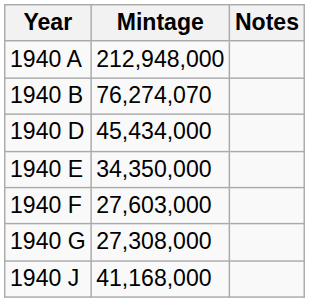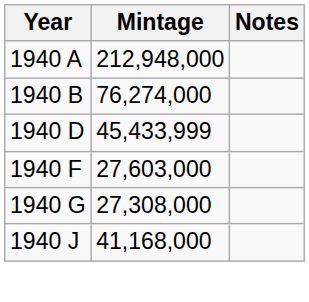(154, 95) 76,274,070 -> (154, 95) 76,274,000
(154, 132) 45,434,000 -> (154, 132) 45,433,999
- row: (47, 168)
